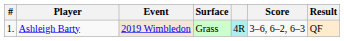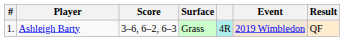columns swapped: (156, 12) <-> (277, 12)
